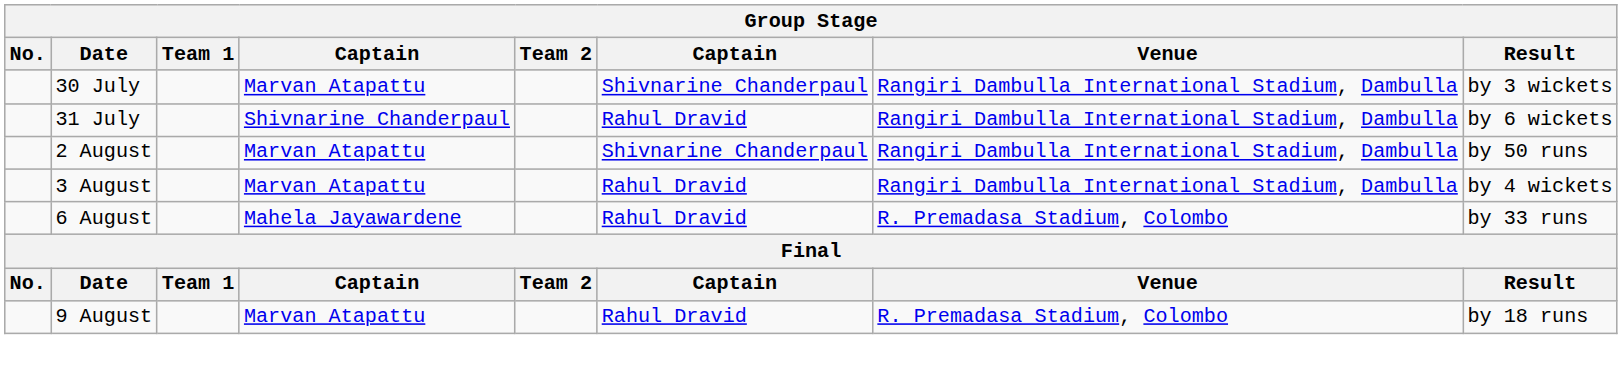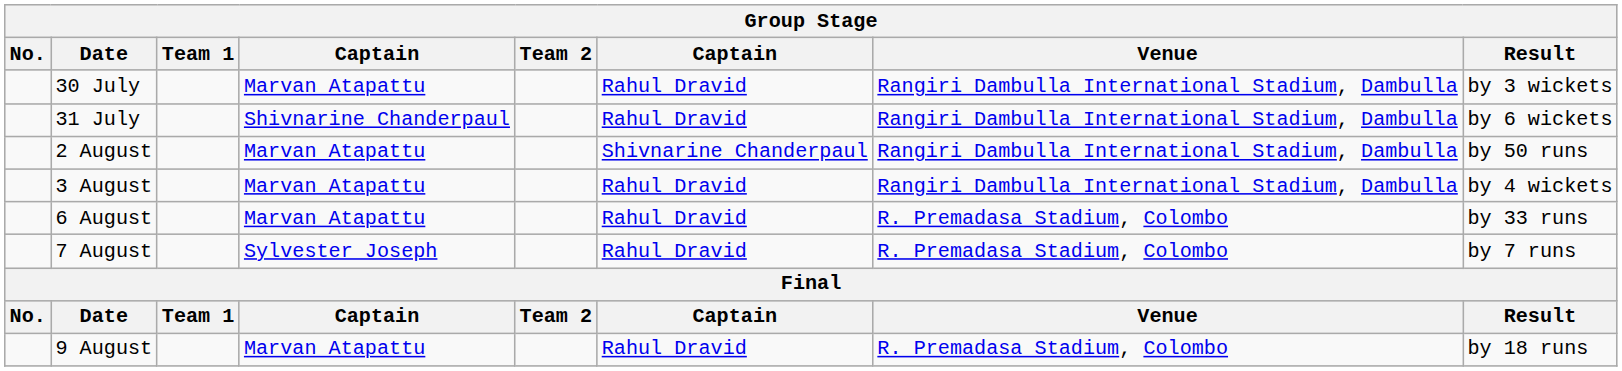(735, 87) Shivnarine Chanderpaul -> (674, 87) Rahul Dravid
(353, 218) Mahela Jayawardene -> (335, 218) Marvan Atapattu
+ row: (104, 251)
